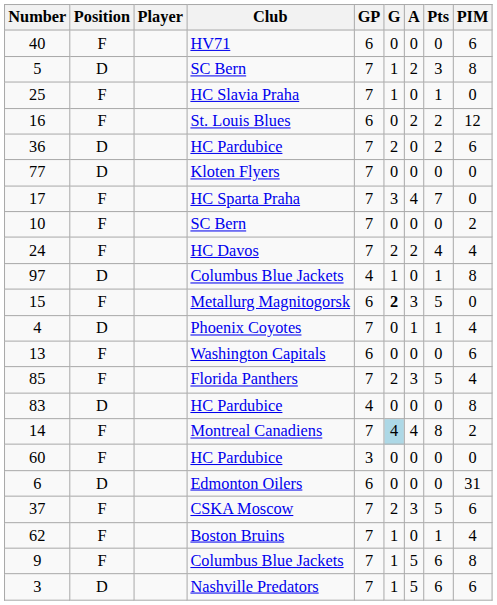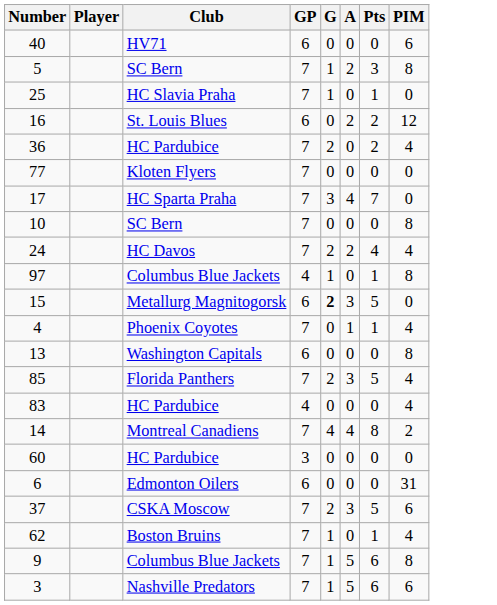- column: (102, 17)
(472, 146) 6 -> (409, 146) 4
(472, 224) 2 -> (409, 224) 8
(472, 353) 6 -> (409, 353) 8
(472, 405) 8 -> (409, 405) 4
(394, 431) lightblue background -> (330, 431) no background
